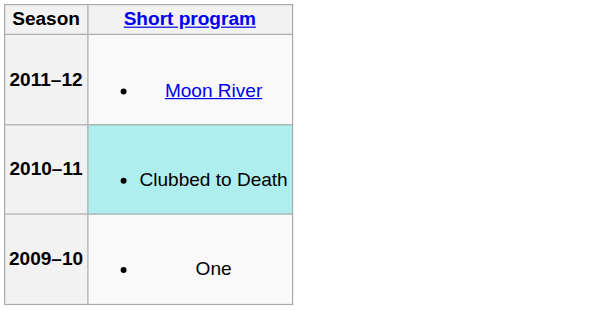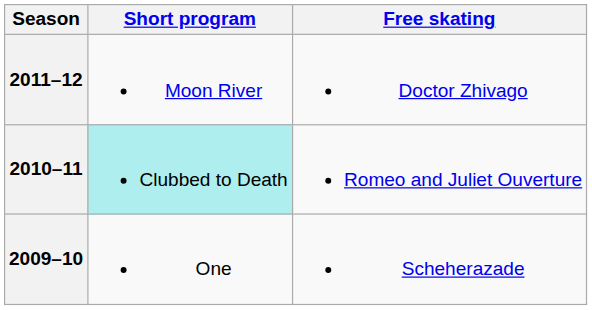+ column: (439, 19)
